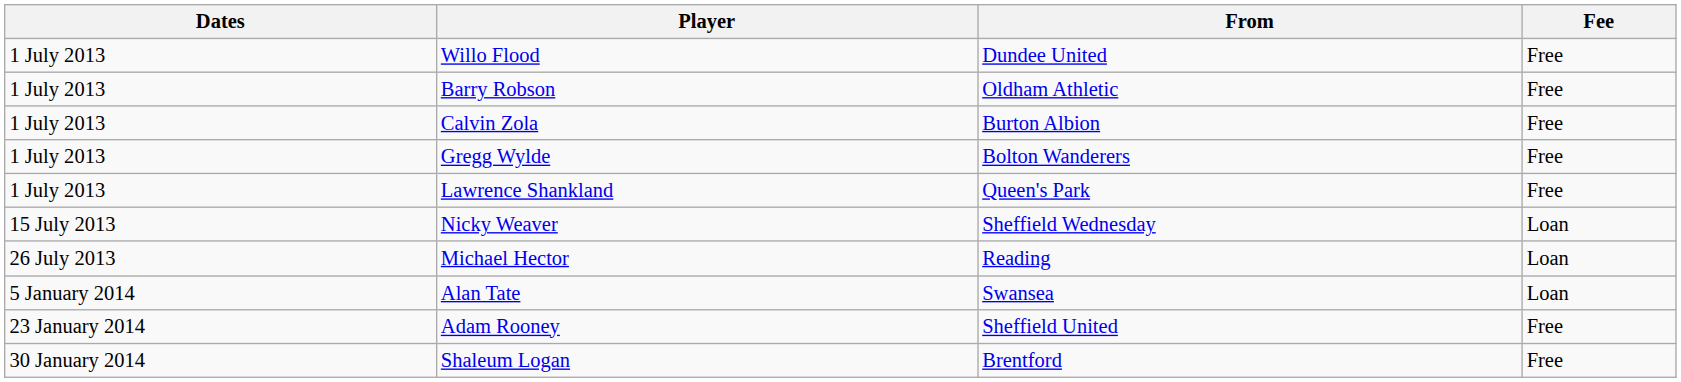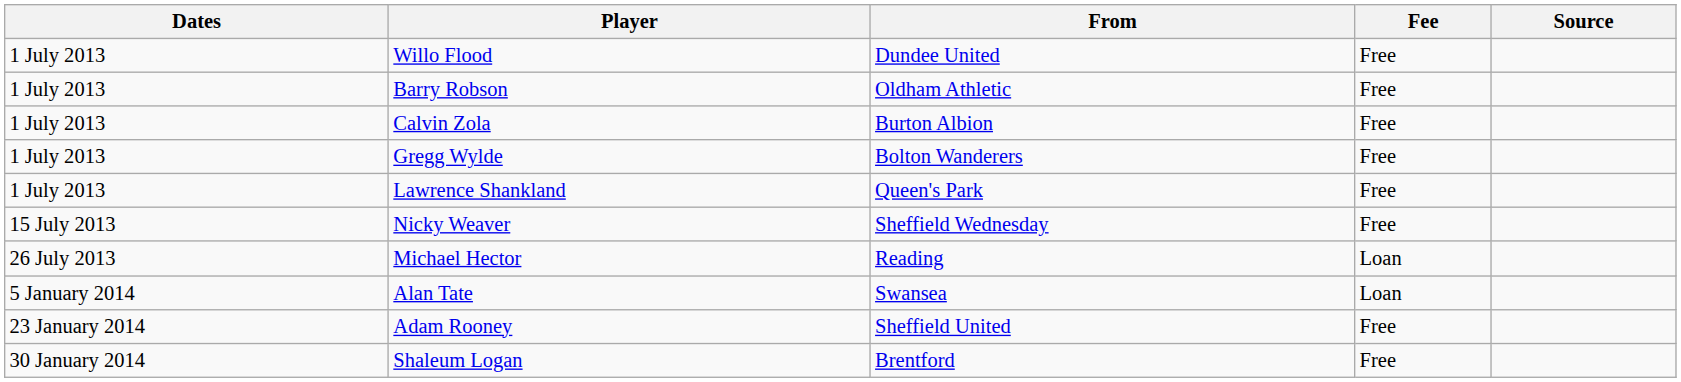+ column: (1584, 21)
(1548, 224) Loan -> (1378, 224) Free
